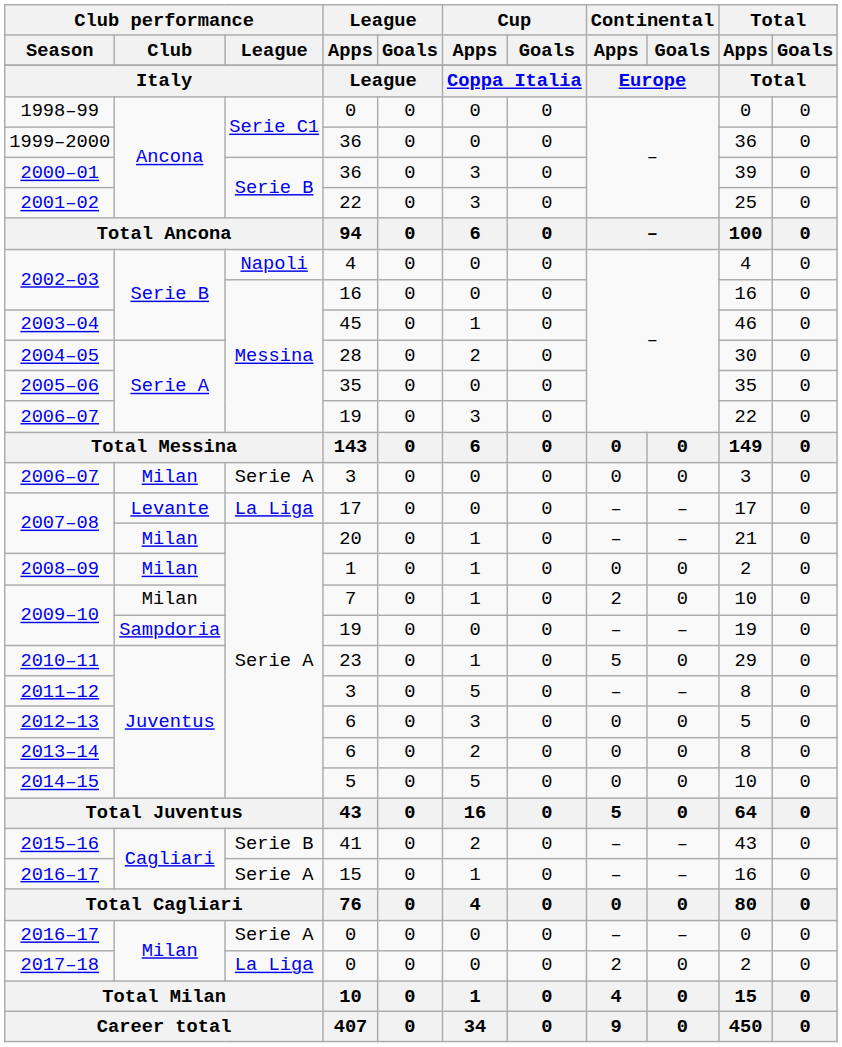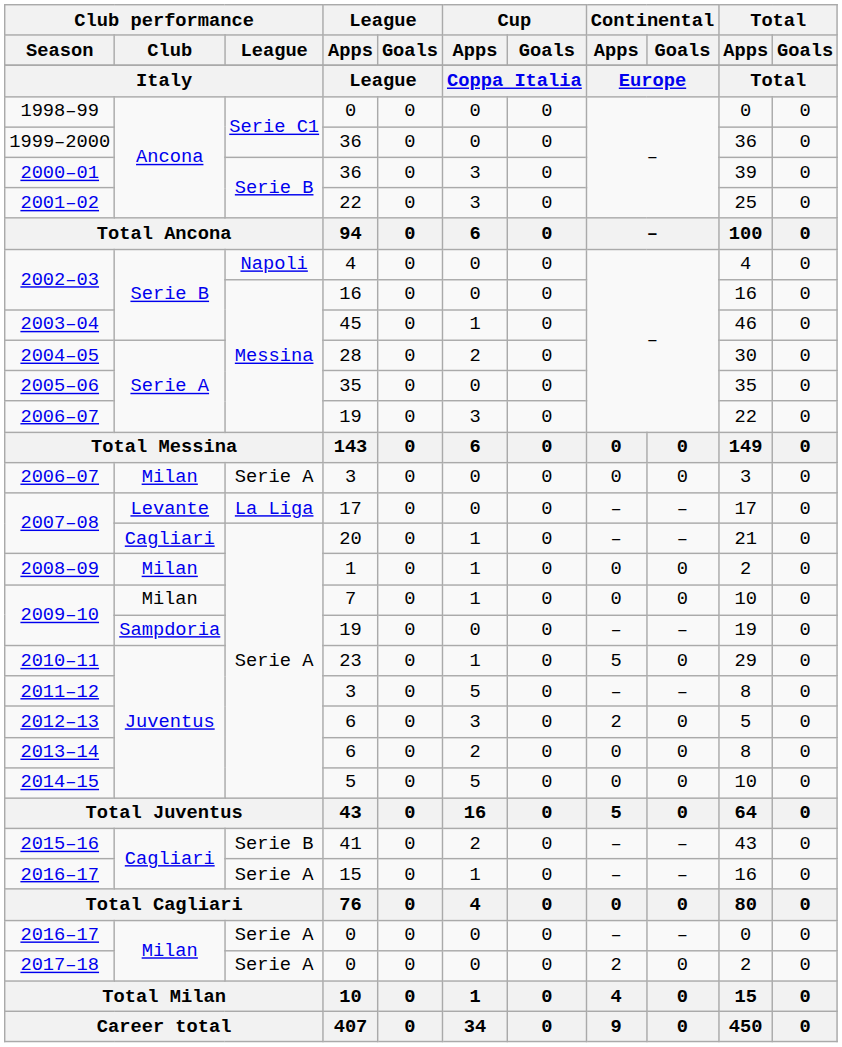(170, 539) Milan -> (170, 539) Cagliari
(616, 600) 2 -> (616, 600) 0
(616, 722) 0 -> (616, 722) 2
(274, 966) La Liga -> (274, 966) Serie A
